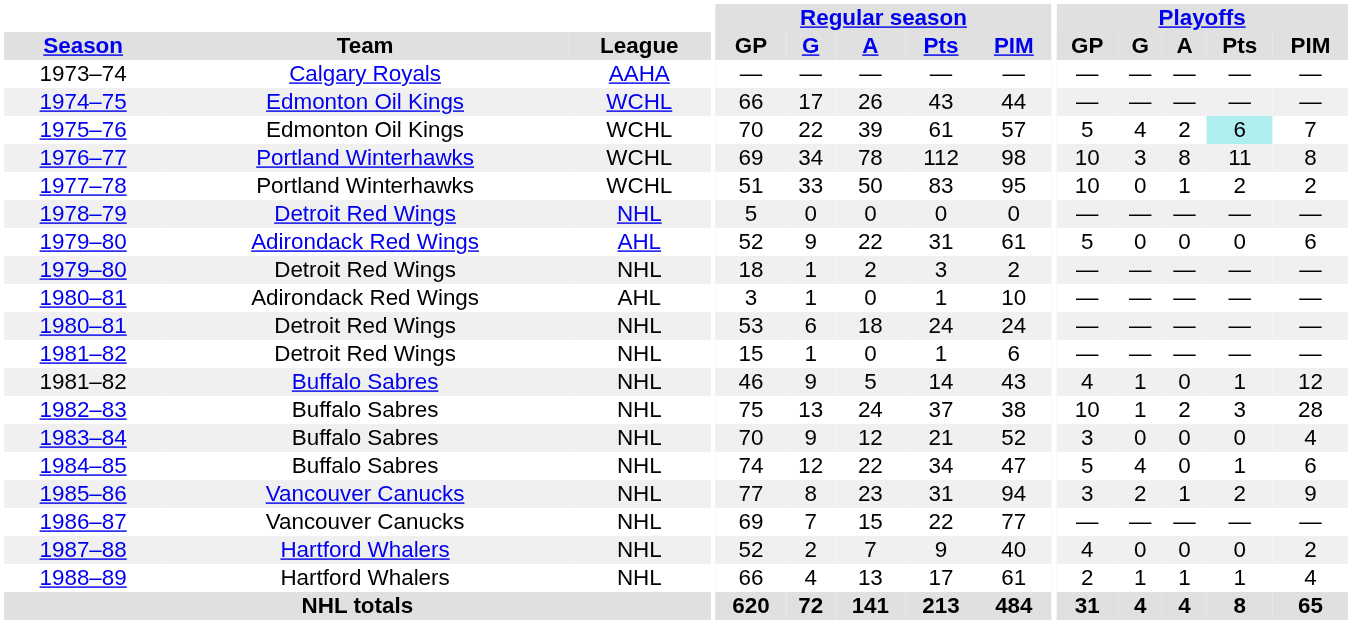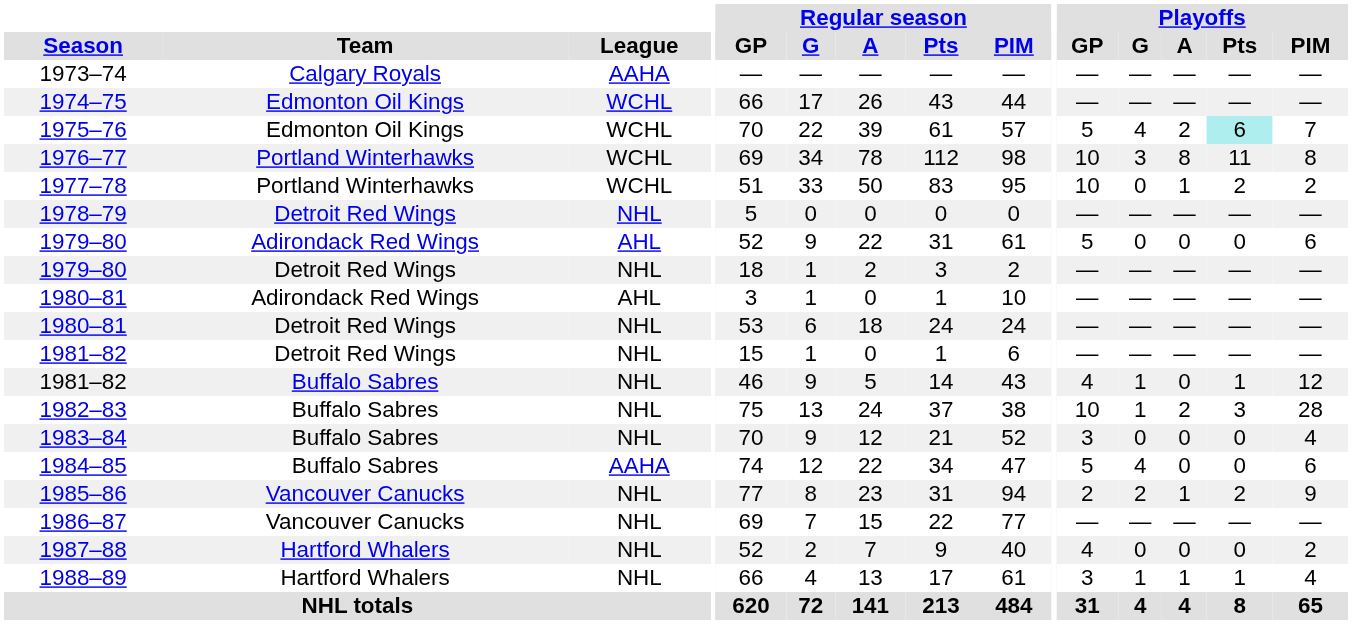(639, 465) NHL -> (639, 465) AAHA
(1240, 465) 1 -> (1240, 465) 0
(1087, 493) 3 -> (1087, 493) 2
(1087, 577) 2 -> (1087, 577) 3
